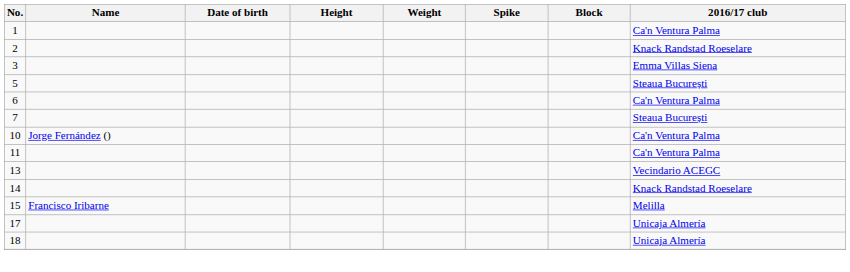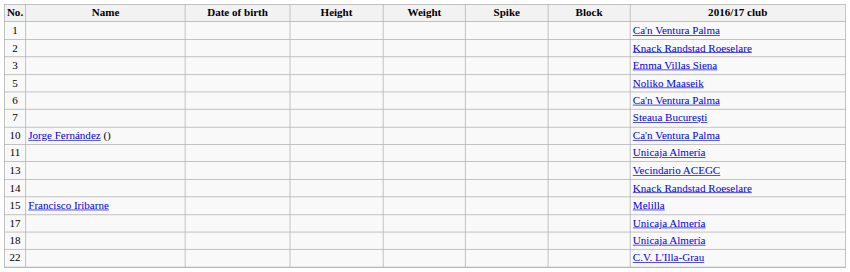(670, 83) Steaua București -> (668, 83) Noliko Maaseik
(676, 153) Ca'n Ventura Palma -> (669, 153) Unicaja Almería
+ row: (15, 258)
